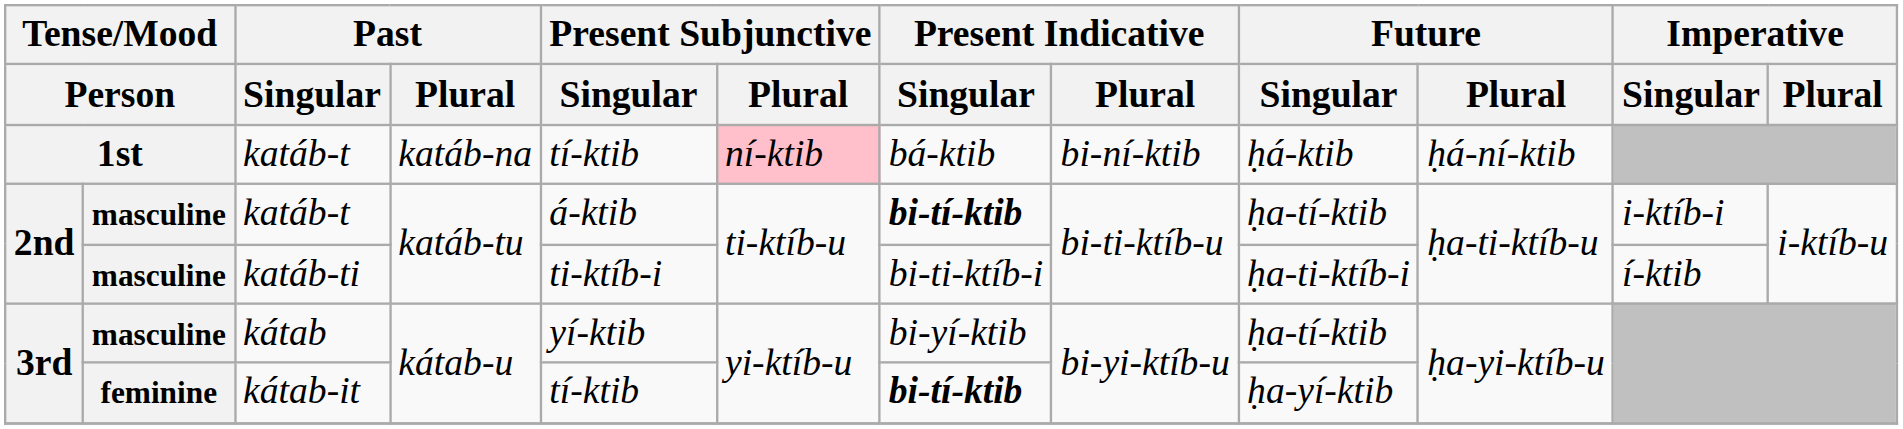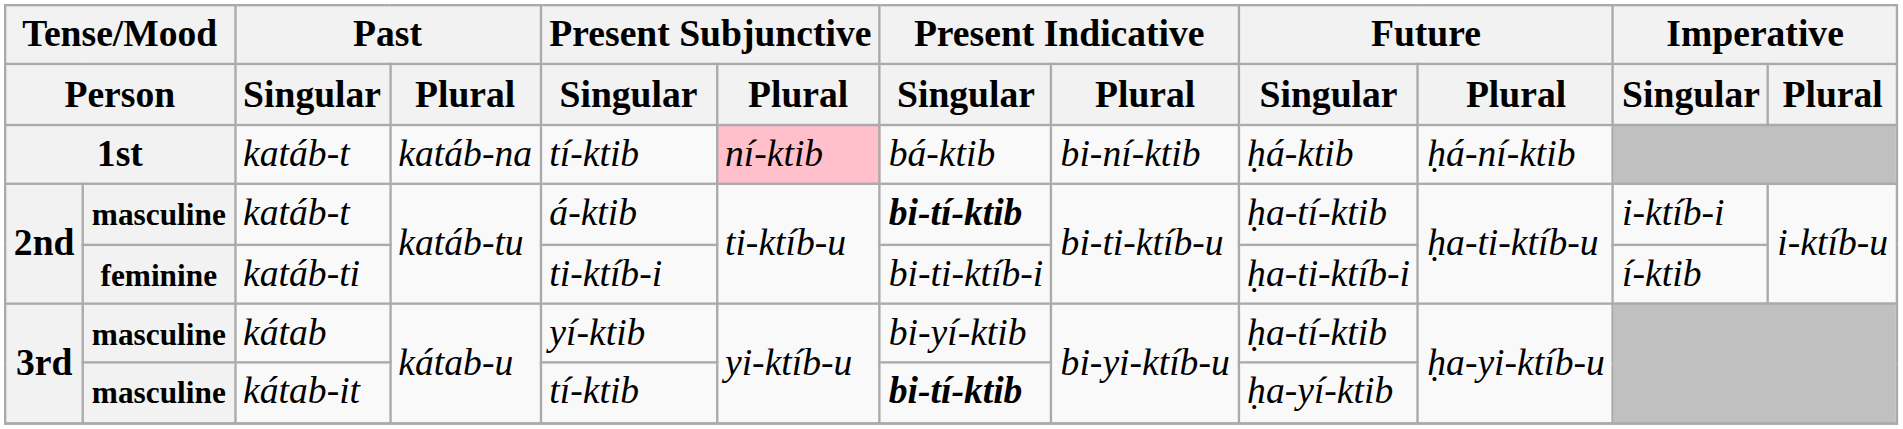(159, 275) masculine -> (159, 275) feminine
(159, 394) feminine -> (159, 394) masculine
